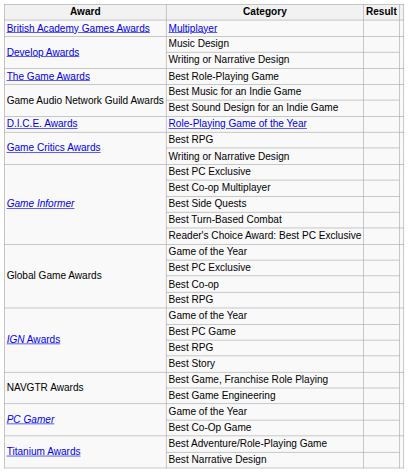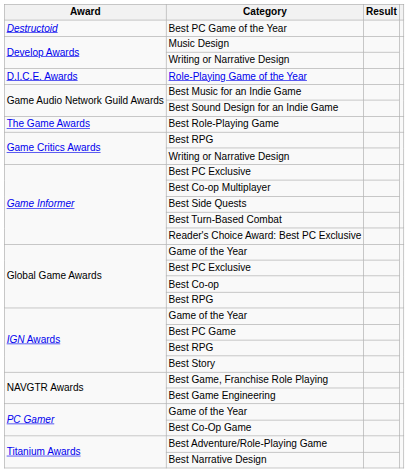- row: (78, 28)
+ row: (32, 28)
rows swapped: (42, 124) <-> (48, 76)
